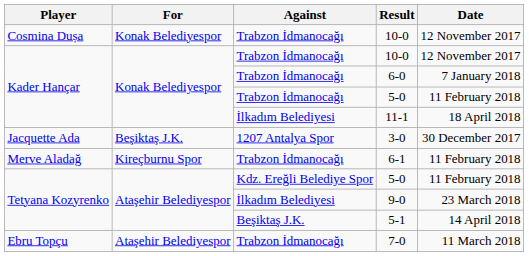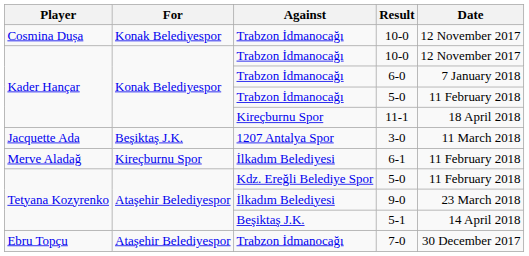(286, 117) İlkadım Belediyesi -> (280, 117) Kireçburnu Spor
(471, 138) 30 December 2017 -> (481, 138) 11 March 2018
(290, 158) Trabzon İdmanocağı -> (286, 158) İlkadım Belediyesi
(481, 240) 11 March 2018 -> (471, 240) 30 December 2017
